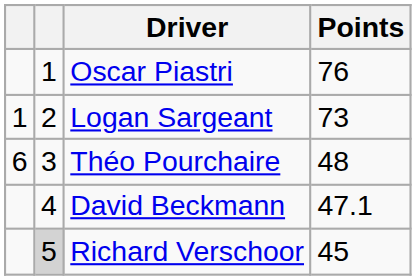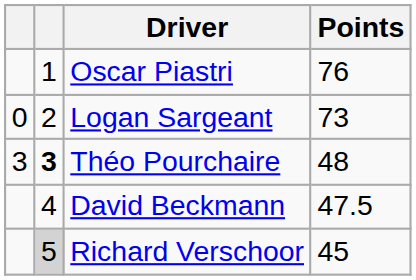(20, 117) 1 -> (20, 117) 0
(20, 161) 6 -> (20, 161) 3
(49, 161) normal -> (49, 161) bold
(345, 206) 47.1 -> (345, 206) 47.5
